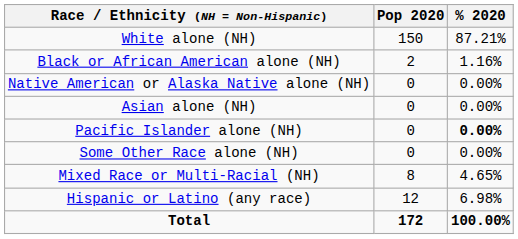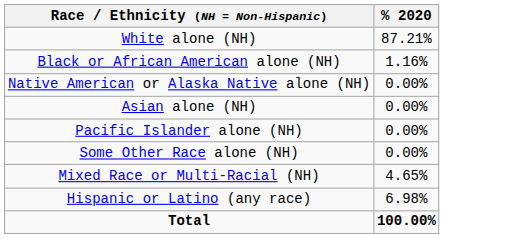- column: (411, 16)
(480, 130) bold -> (406, 130) normal
